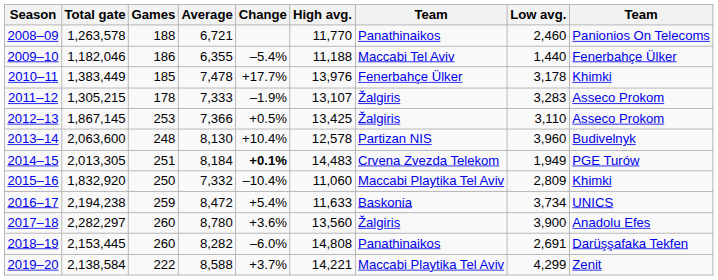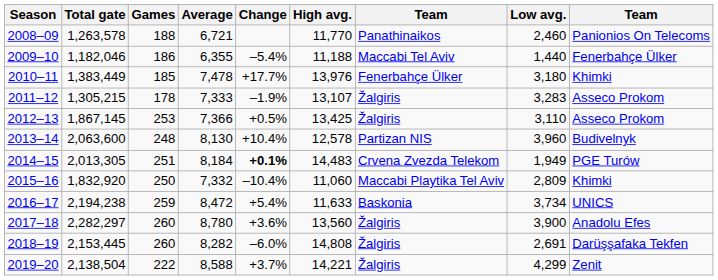(550, 77) 3,178 -> (550, 77) 3,180
(399, 243) Panathinaikos -> (379, 243) Žalgiris
(96, 264) 2,138,584 -> (96, 264) 2,138,504
(431, 264) Maccabi Playtika Tel Aviv -> (379, 264) Žalgiris
